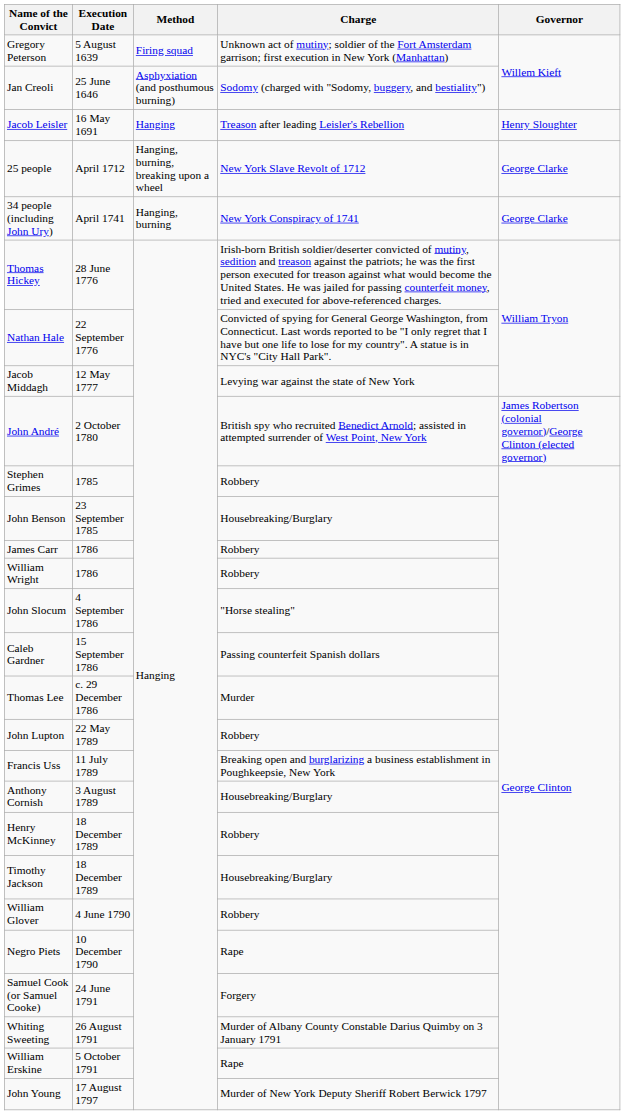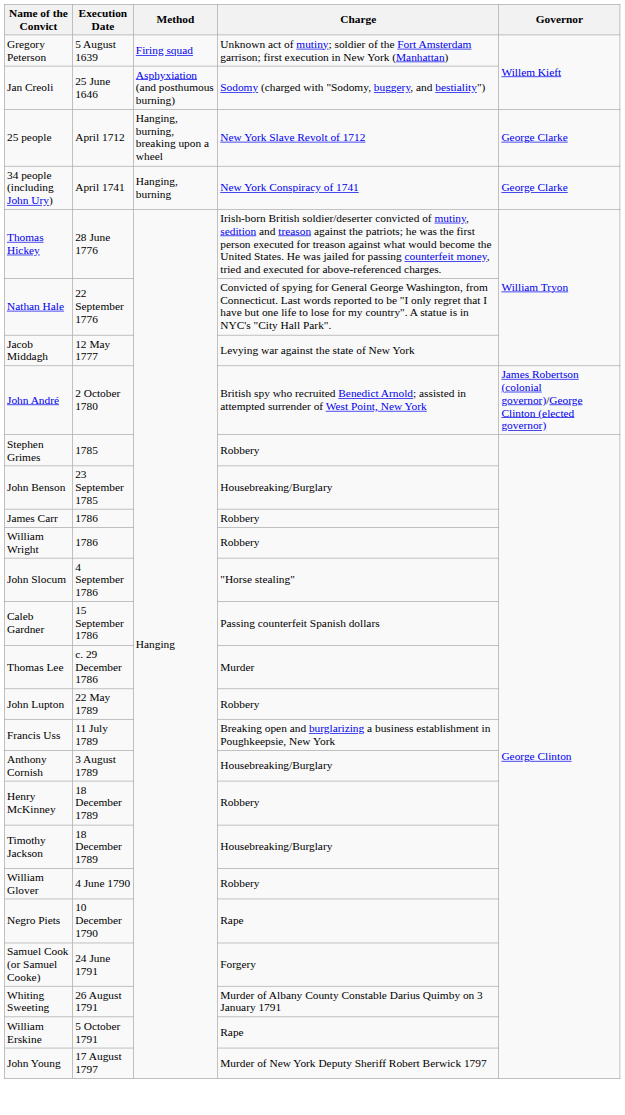- row: (37, 125)
